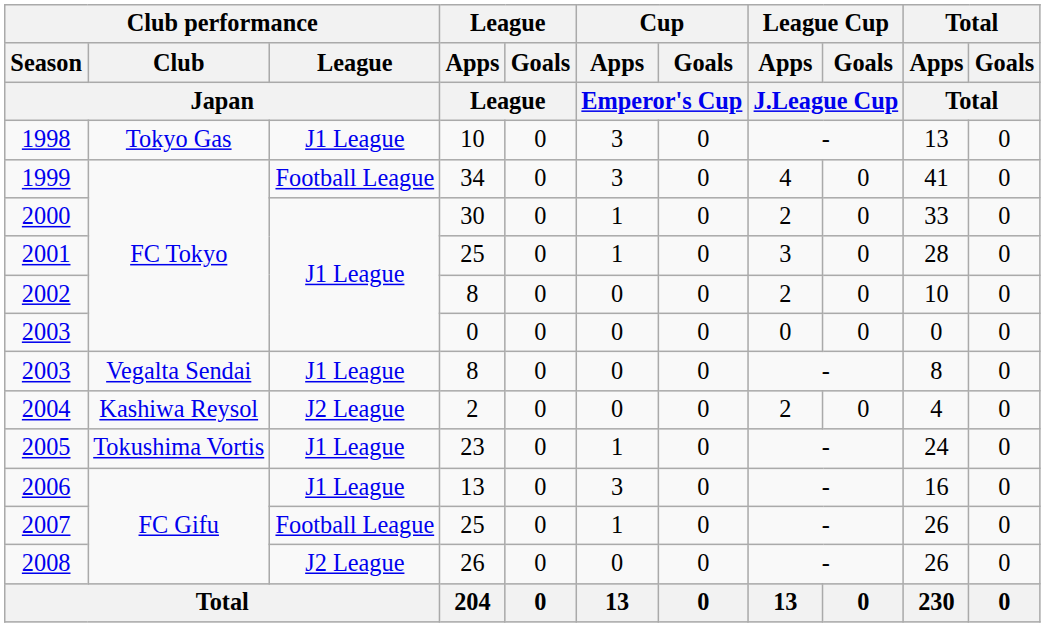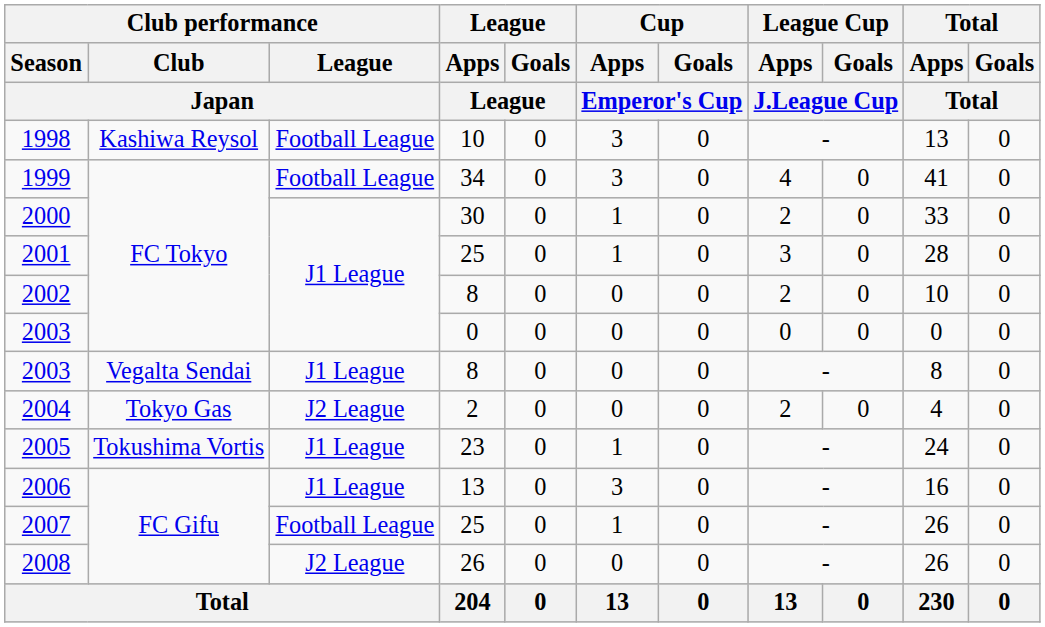(179, 139) Tokyo Gas -> (179, 139) Kashiwa Reysol
(355, 139) J1 League -> (355, 139) Football League
(179, 409) Kashiwa Reysol -> (179, 409) Tokyo Gas
